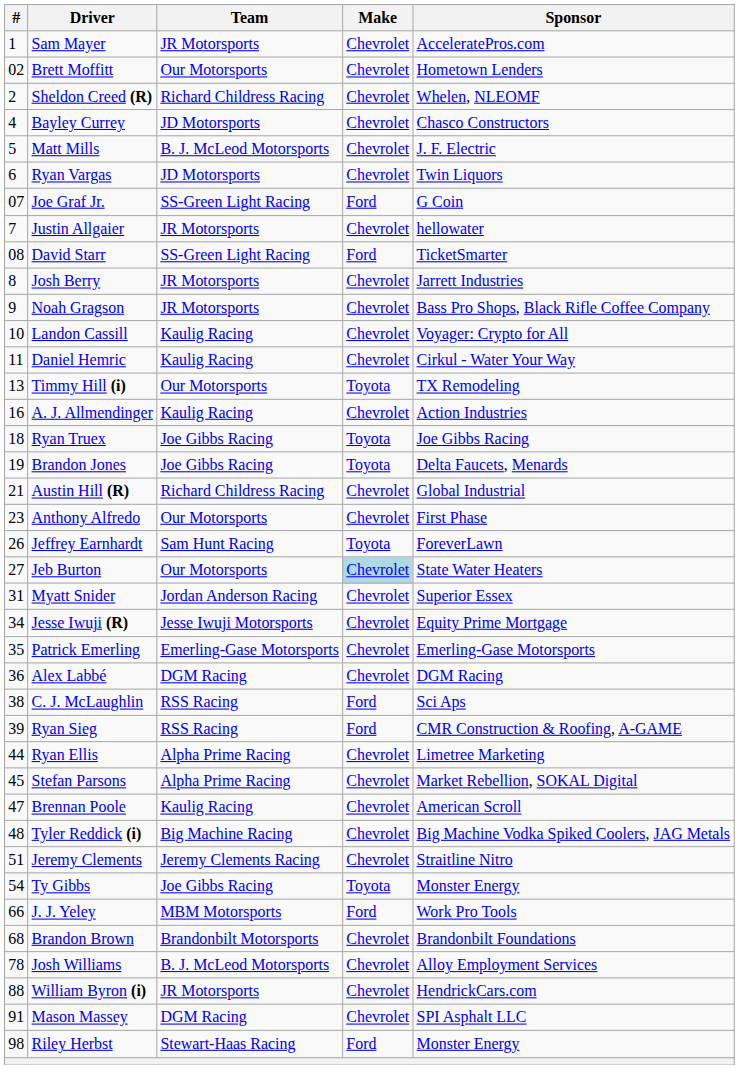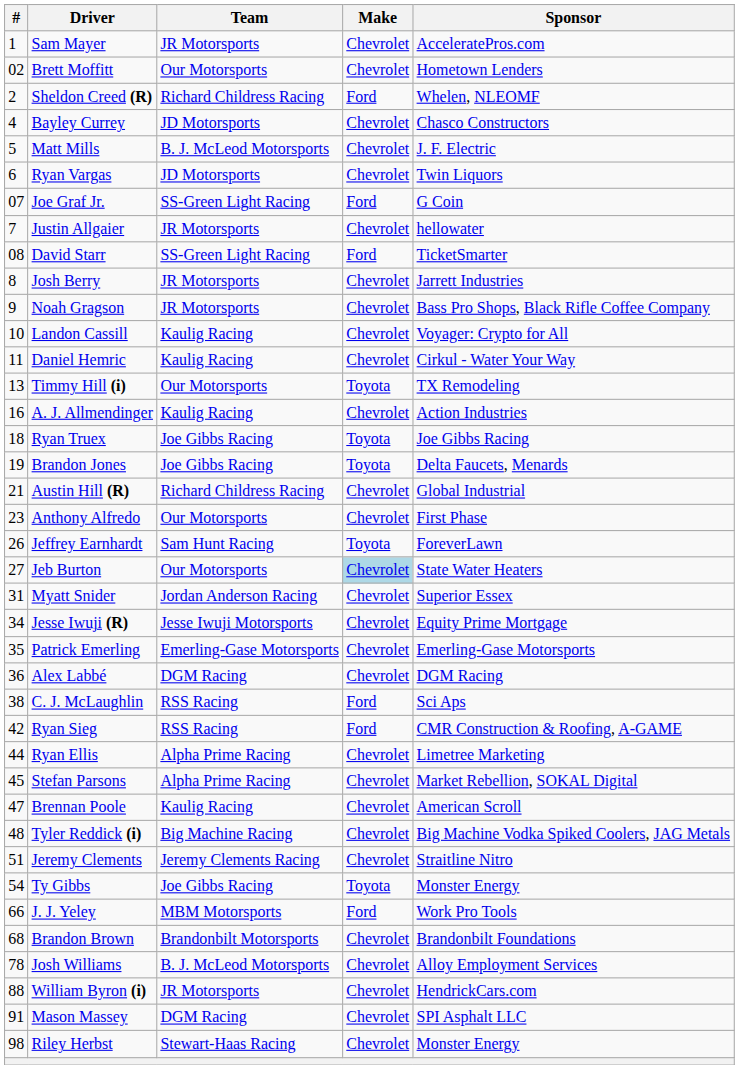(378, 96) Chevrolet -> (361, 96) Ford
(16, 728) 39 -> (16, 728) 42
(361, 1044) Ford -> (378, 1044) Chevrolet
